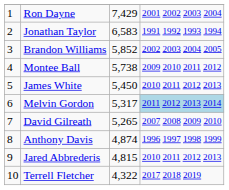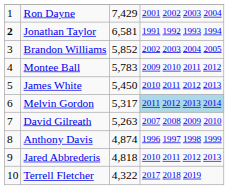(10, 31) normal -> (10, 31) bold
(125, 31) 6,583 -> (125, 31) 6,581
(125, 67) 5,738 -> (125, 67) 5,783
(125, 121) 5,265 -> (125, 121) 5,263
(125, 157) 4,815 -> (125, 157) 4,818
